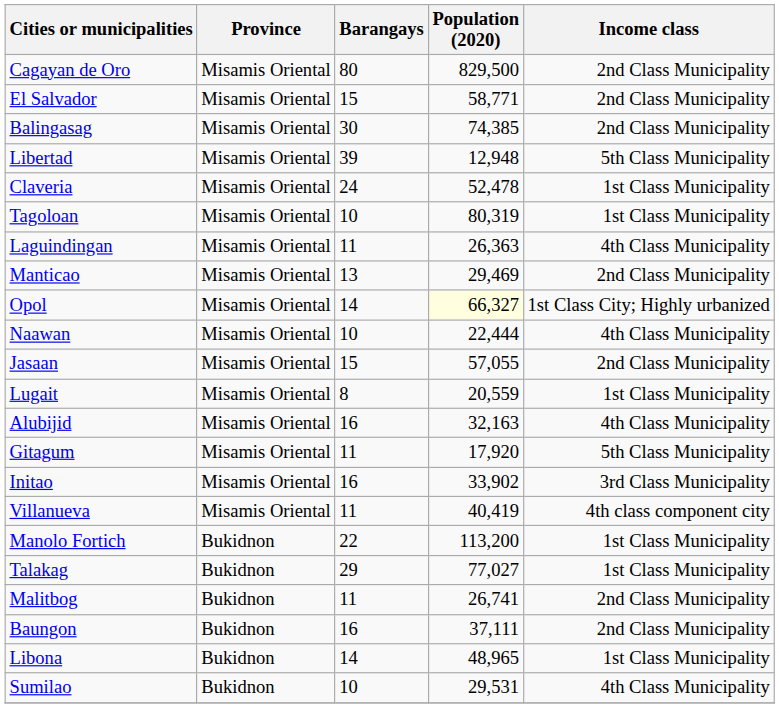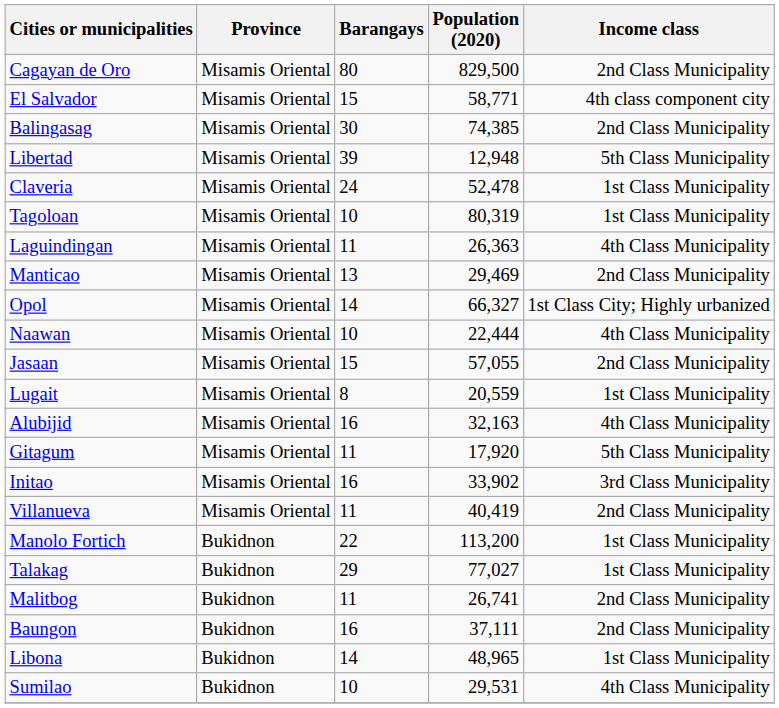(683, 98) 2nd Class Municipality -> (678, 98) 4th class component city
(494, 305) lightyellow background -> (494, 305) no background
(678, 511) 4th class component city -> (683, 511) 2nd Class Municipality
